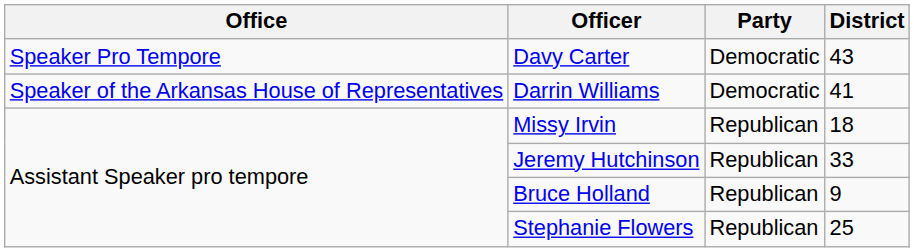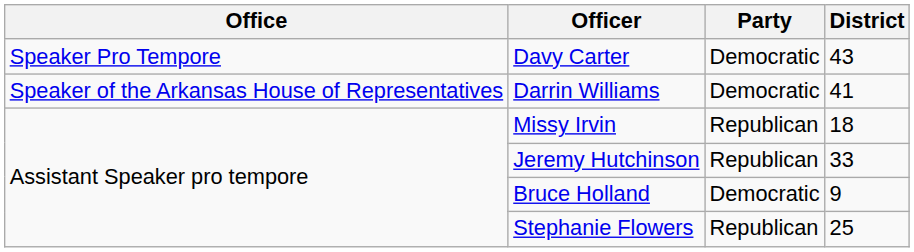(764, 194) Republican -> (765, 194) Democratic
